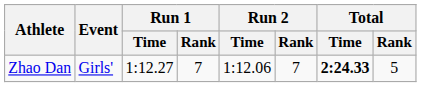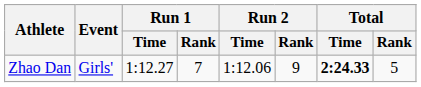(296, 68) 7 -> (296, 68) 9
